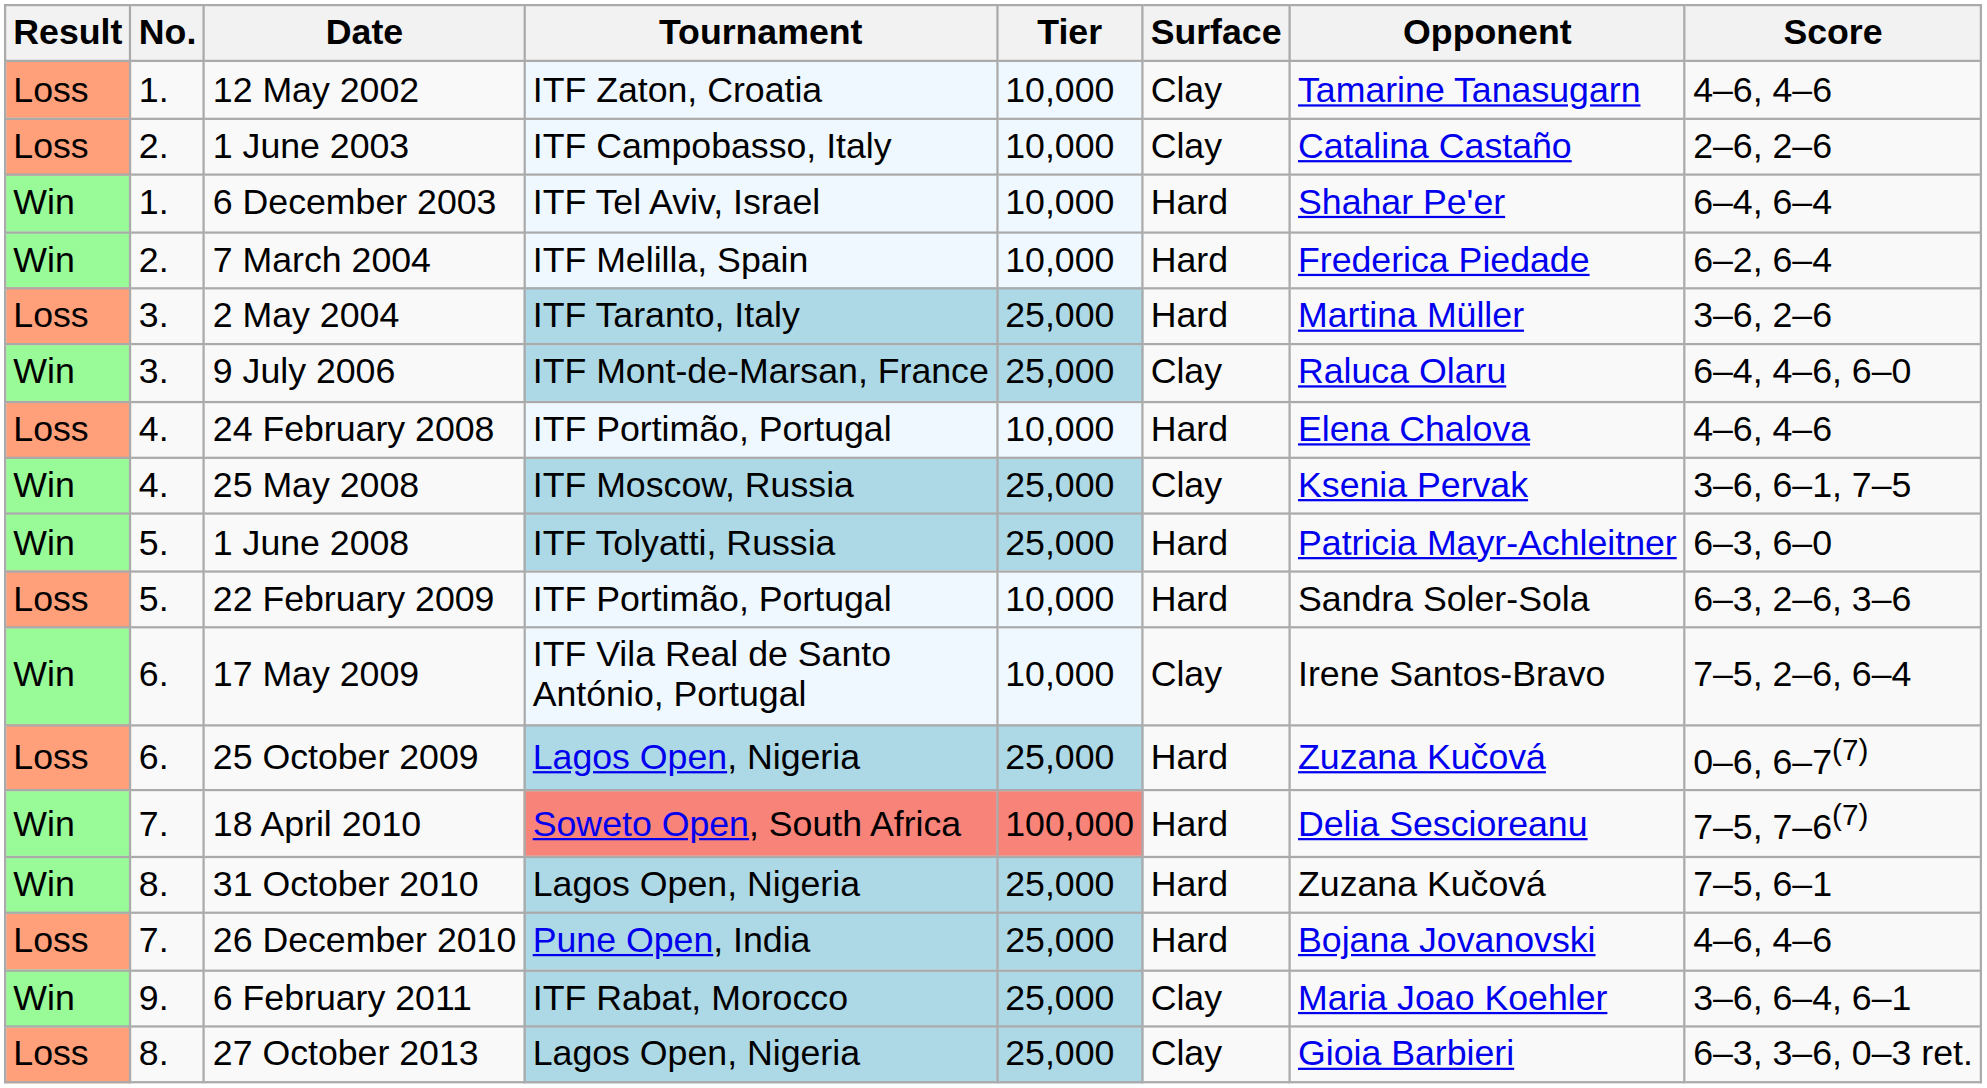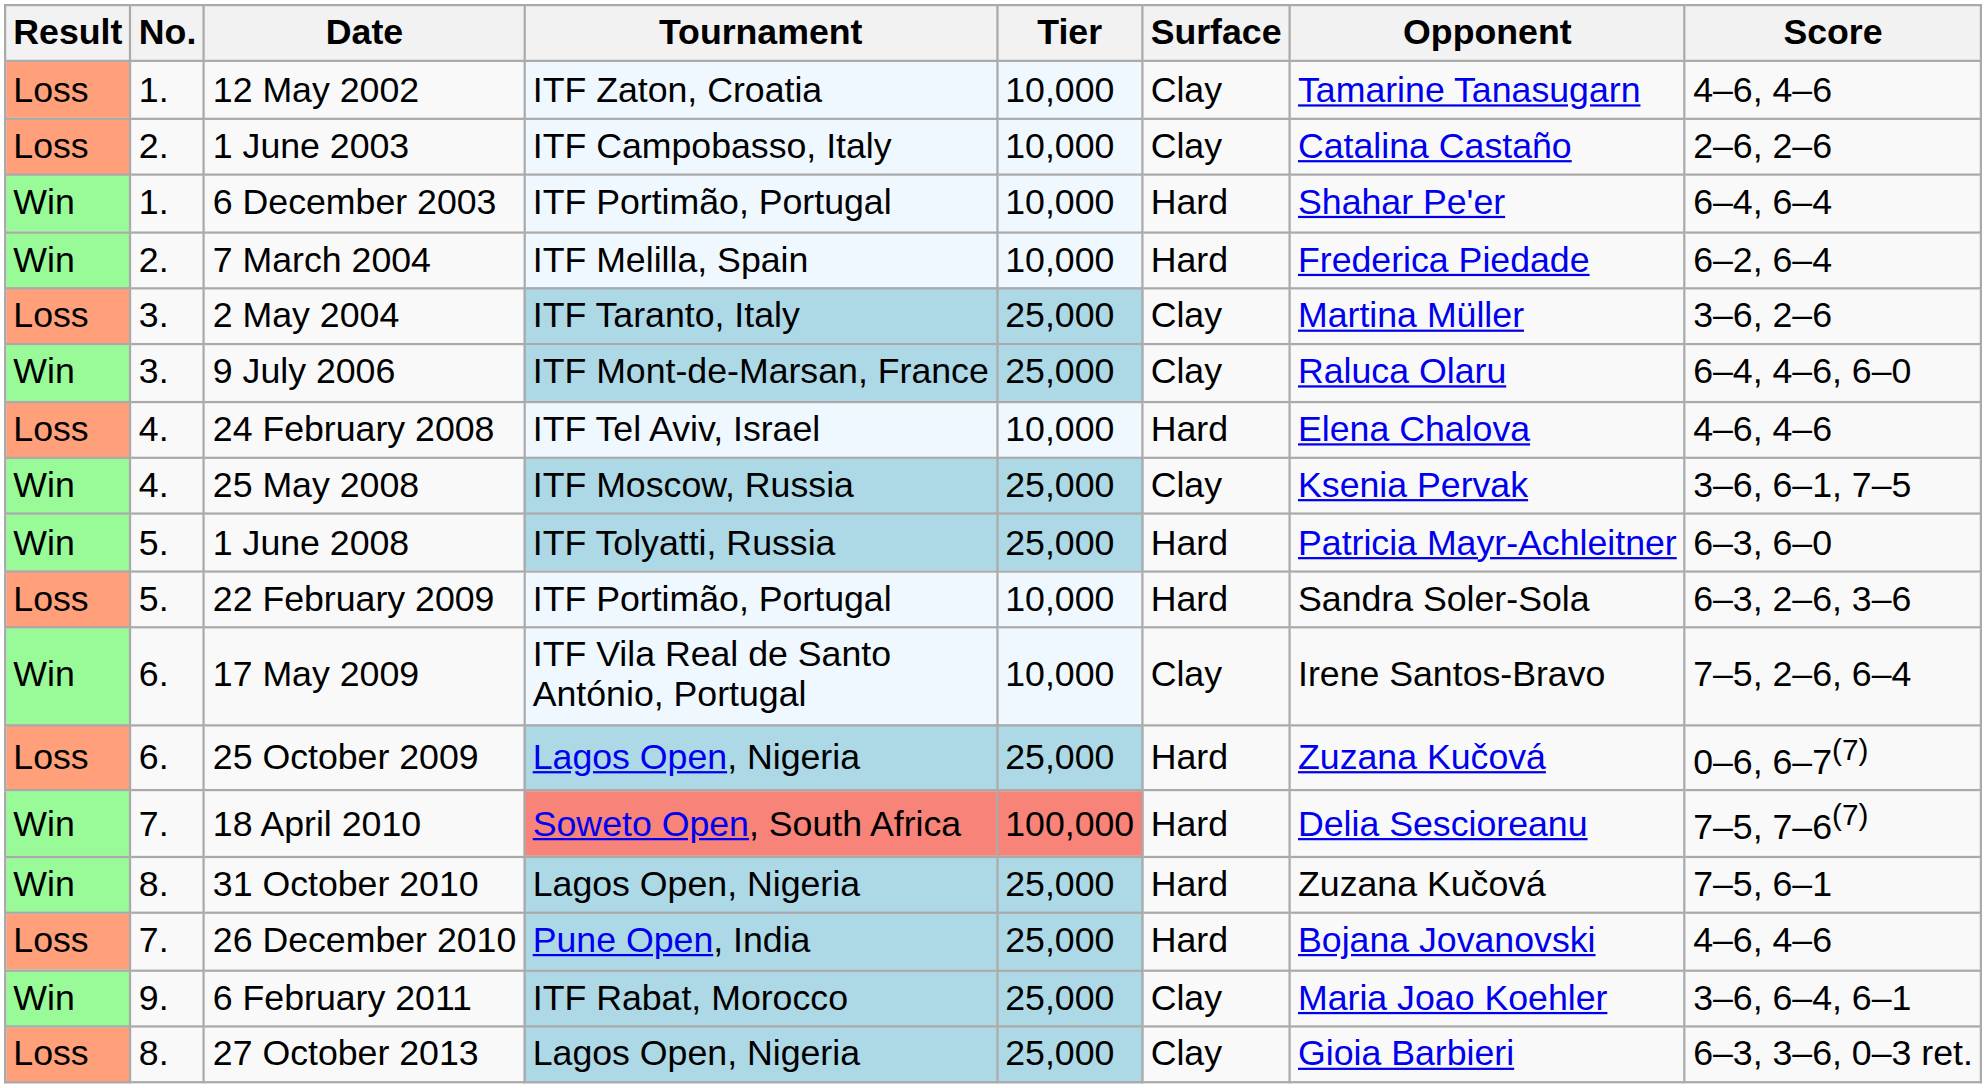(676, 202) ITF Tel Aviv, Israel -> (712, 202) ITF Portimão, Portugal
(1189, 315) Hard -> (1186, 315) Clay
(712, 428) ITF Portimão, Portugal -> (676, 428) ITF Tel Aviv, Israel
